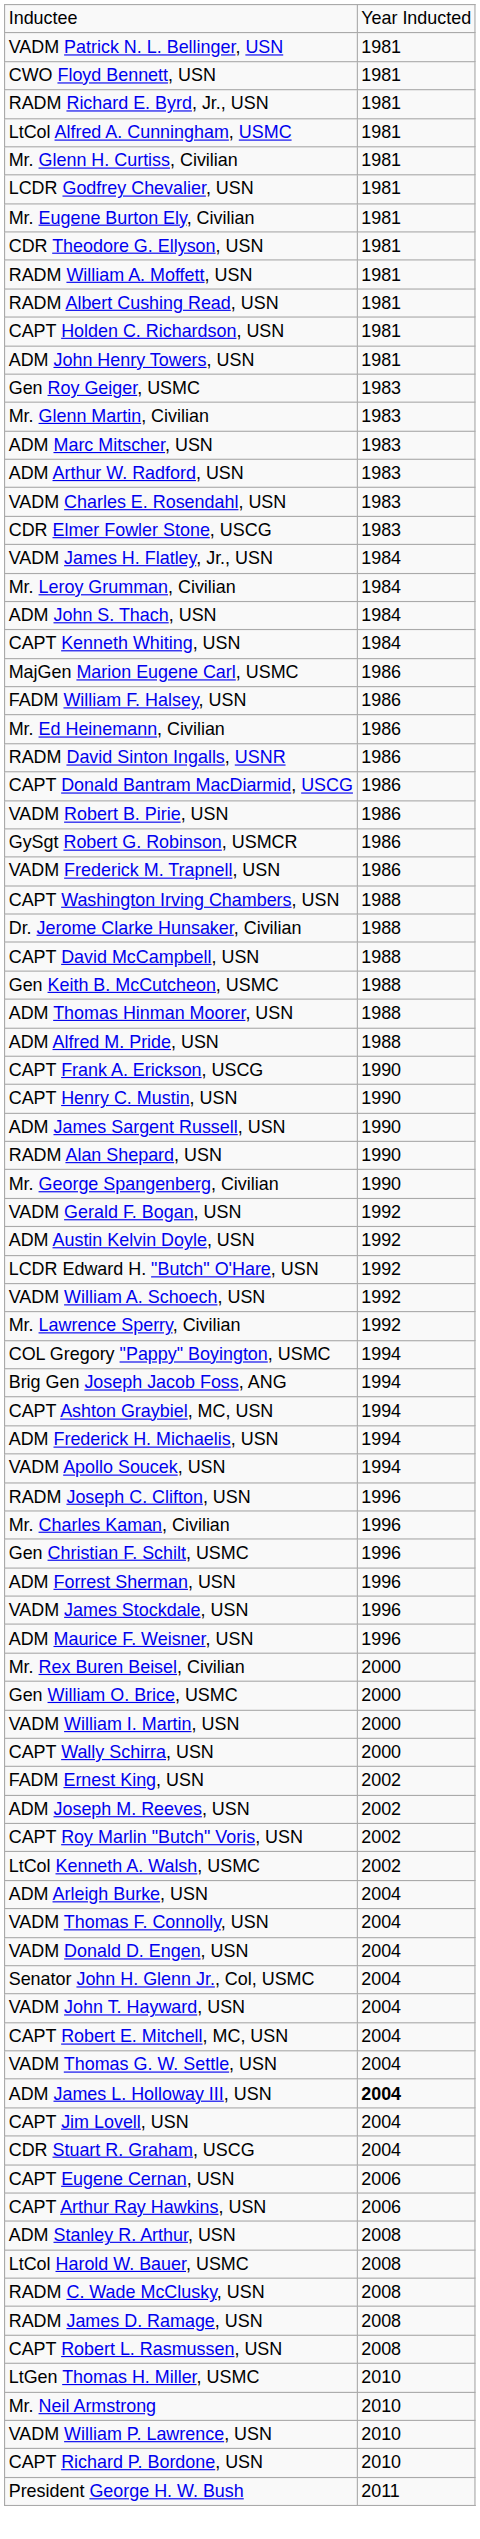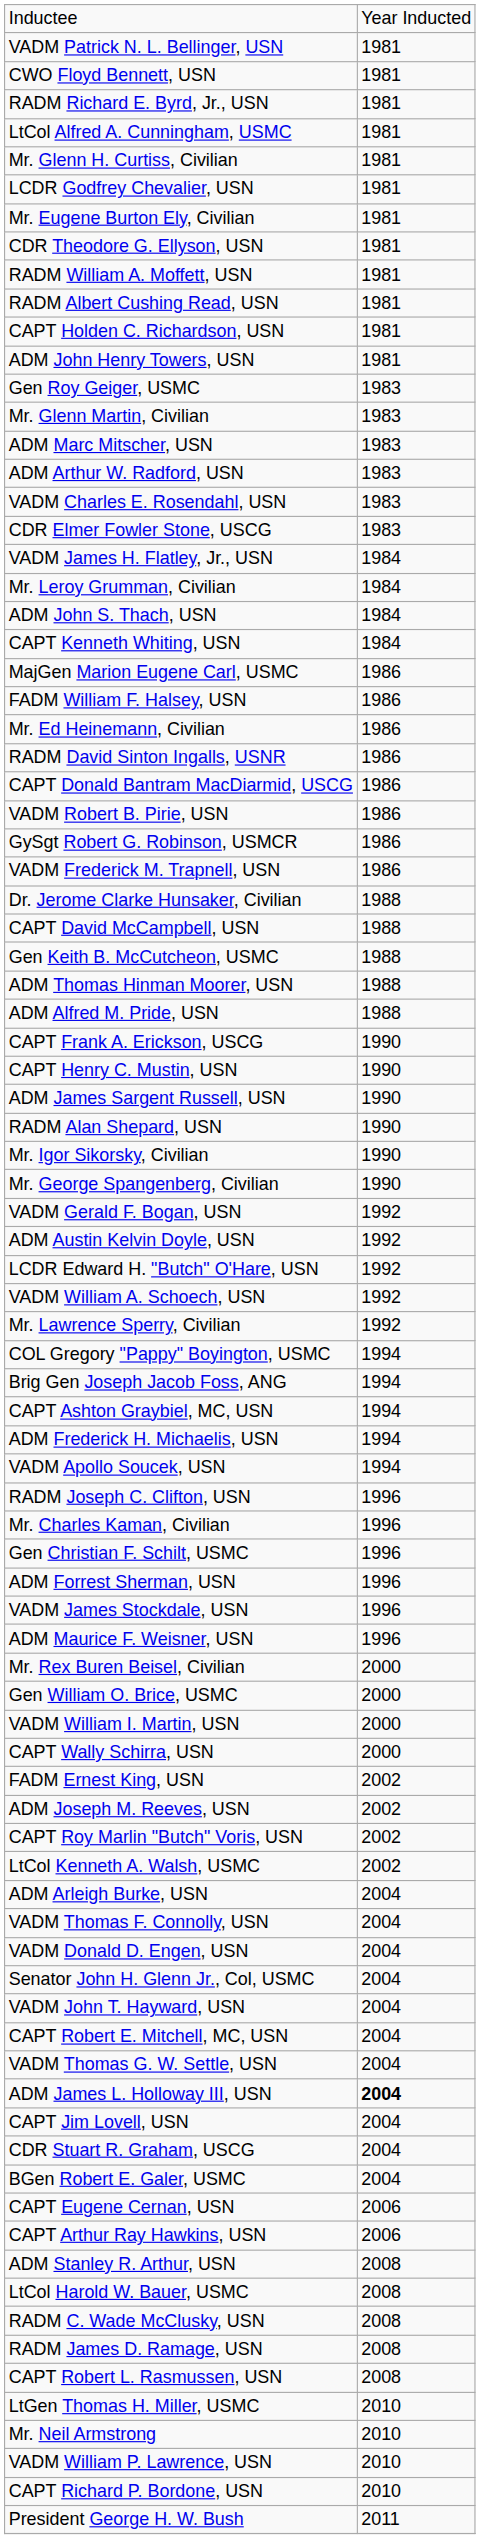- row: (174, 899)
+ row: (109, 1155)
+ row: (127, 2178)
